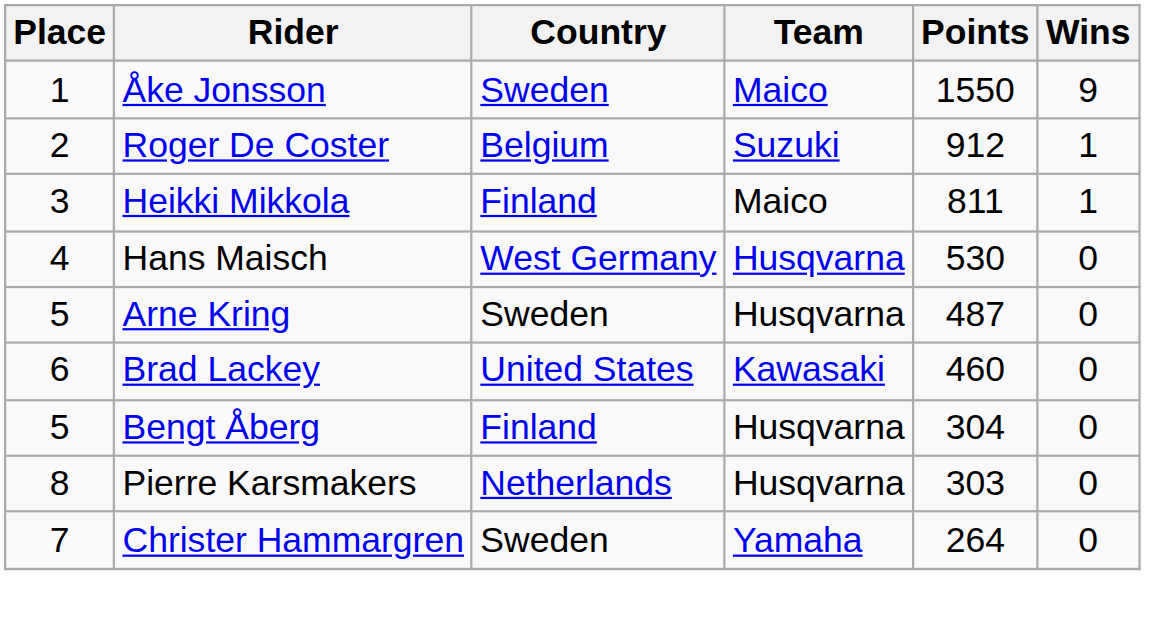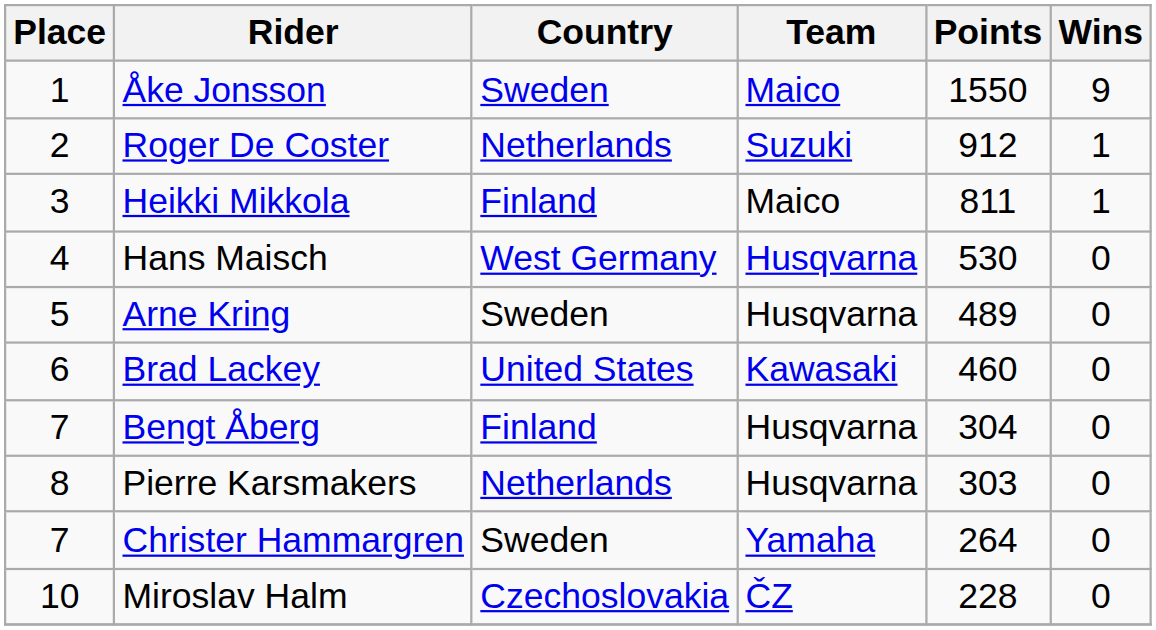(545, 145) Belgium -> (576, 145) Netherlands
(975, 314) 487 -> (988, 314) 489
(60, 426) 5 -> (60, 426) 7
+ row: (235, 595)
